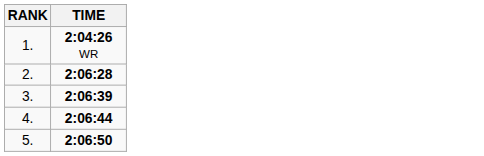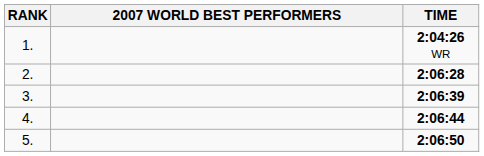+ column: (227, 16)
